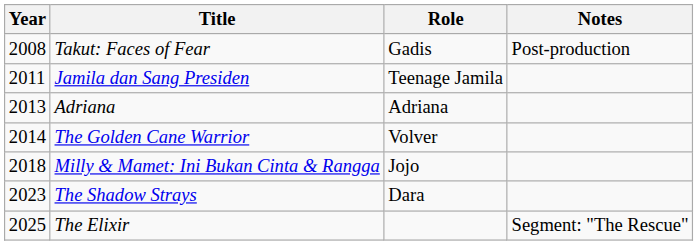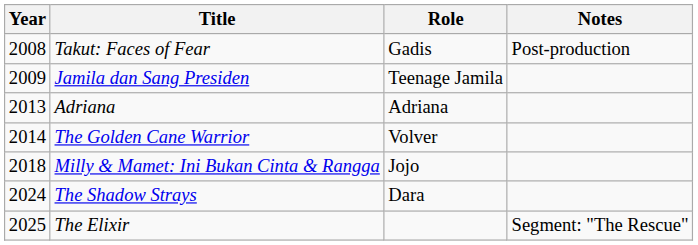(27, 78) 2011 -> (27, 78) 2009
(27, 195) 2023 -> (27, 195) 2024
